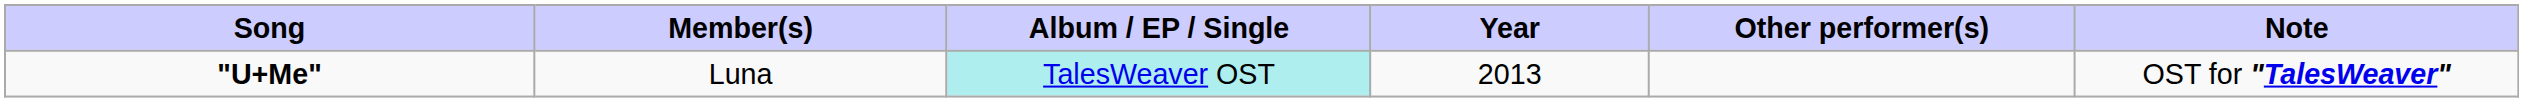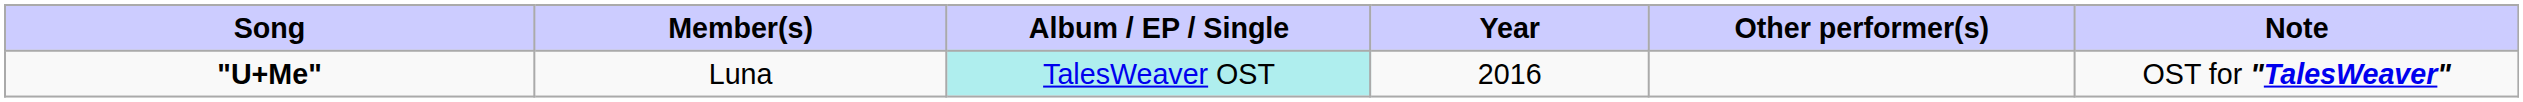(1510, 73) 2013 -> (1510, 73) 2016
